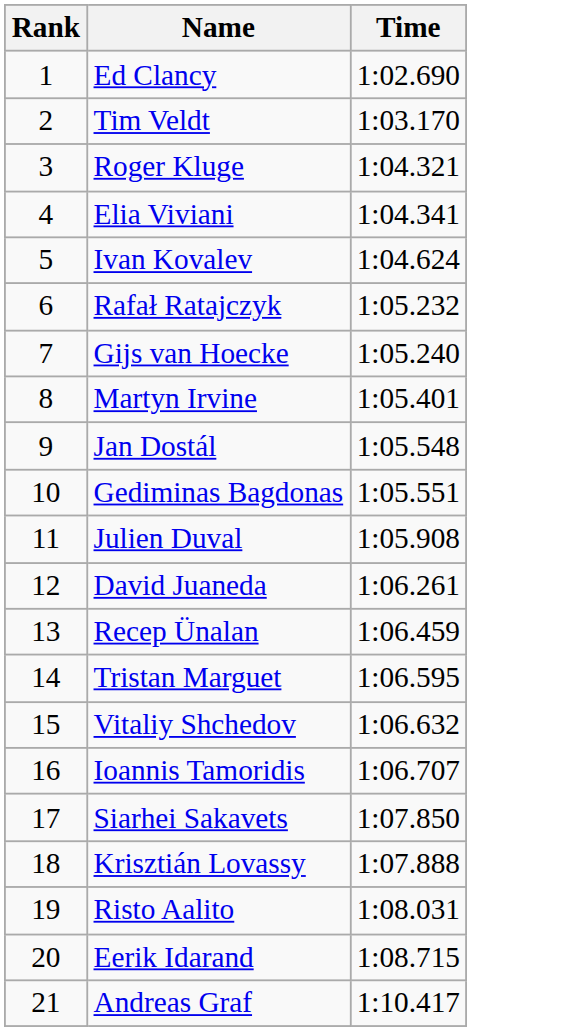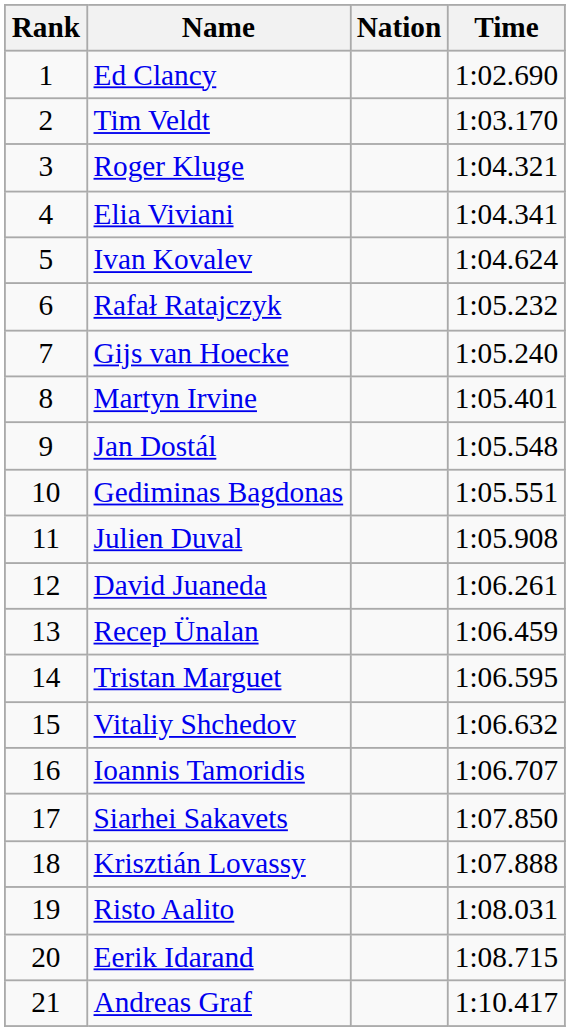+ column: (399, 27)
